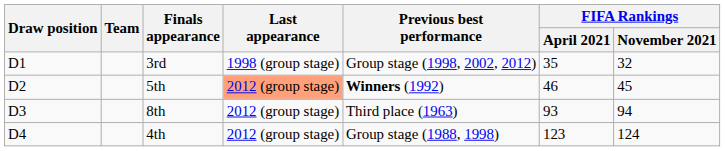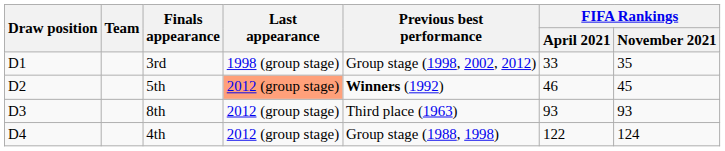(550, 63) 35 -> (550, 63) 33
(625, 63) 32 -> (625, 63) 35
(625, 110) 94 -> (625, 110) 93
(554, 134) 123 -> (554, 134) 122
